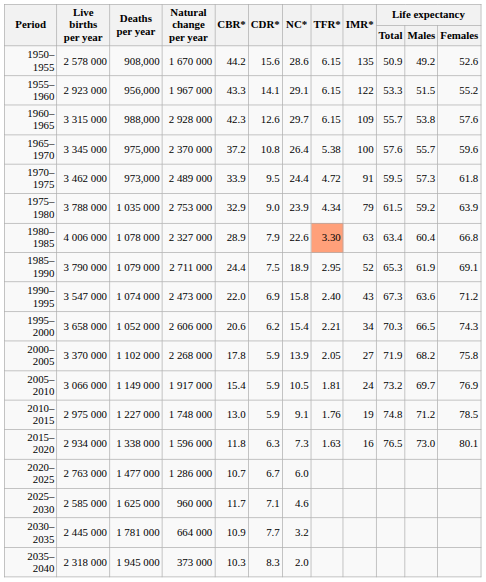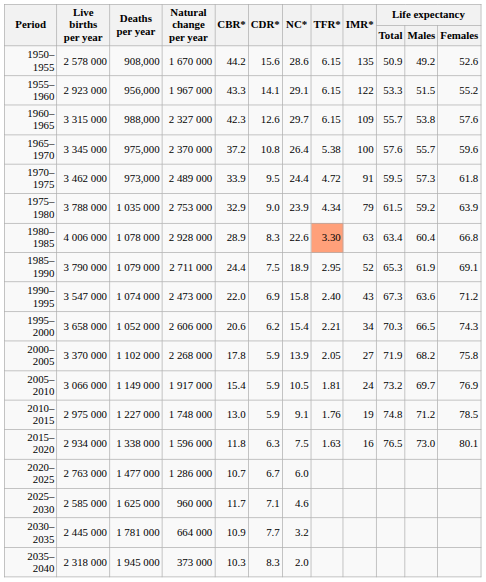(191, 119) 2 928 000 -> (191, 119) 2 327 000
(191, 237) 2 327 000 -> (191, 237) 2 928 000
(273, 237) 7.9 -> (273, 237) 8.3
(302, 444) 7.3 -> (302, 444) 7.5
